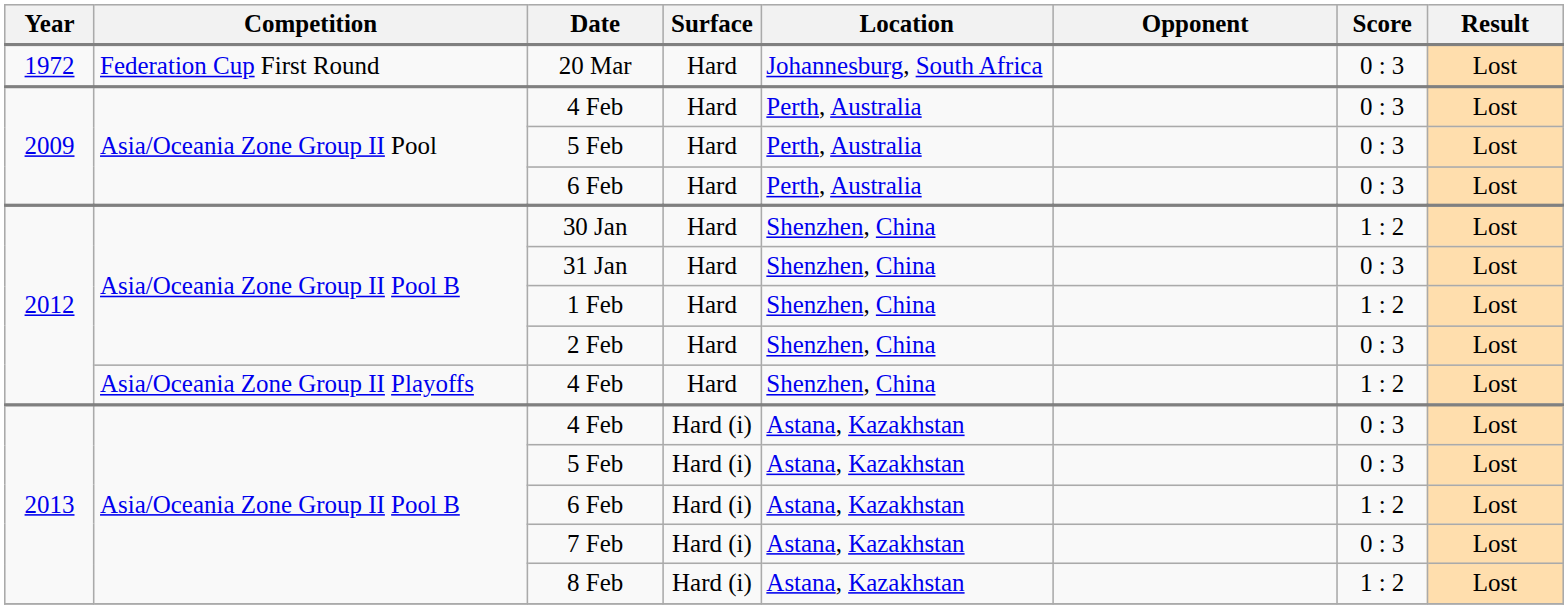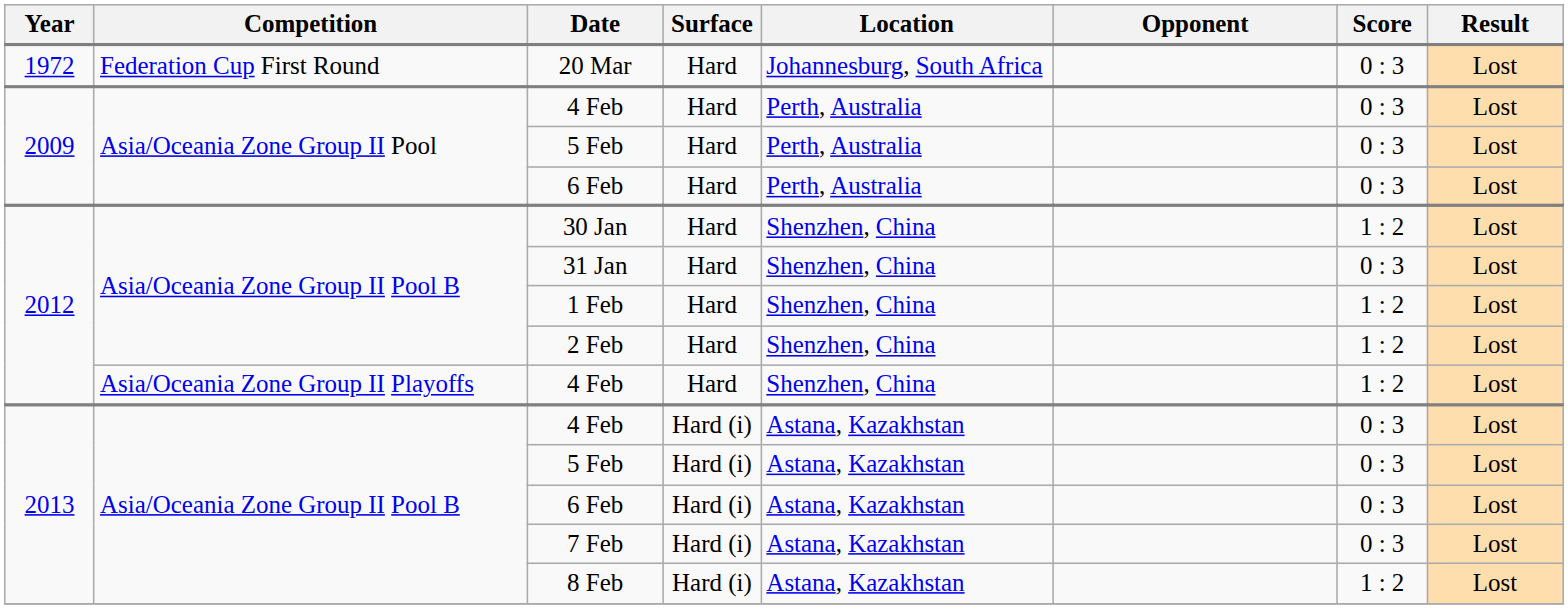(1382, 344) 0 : 3 -> (1382, 344) 1 : 2
(1382, 503) 1 : 2 -> (1382, 503) 0 : 3
